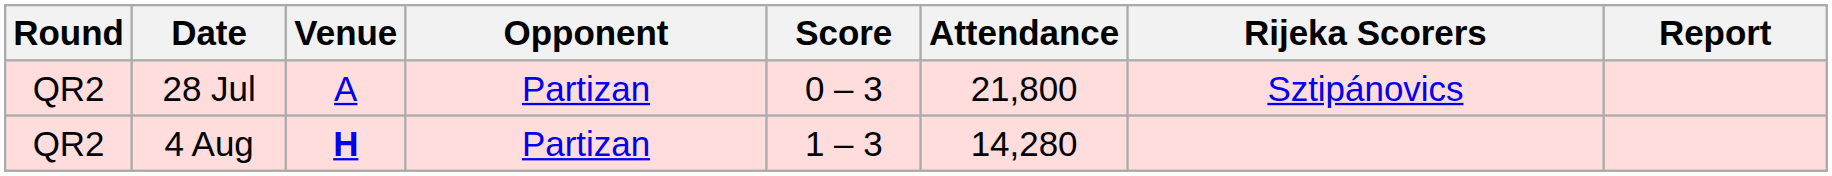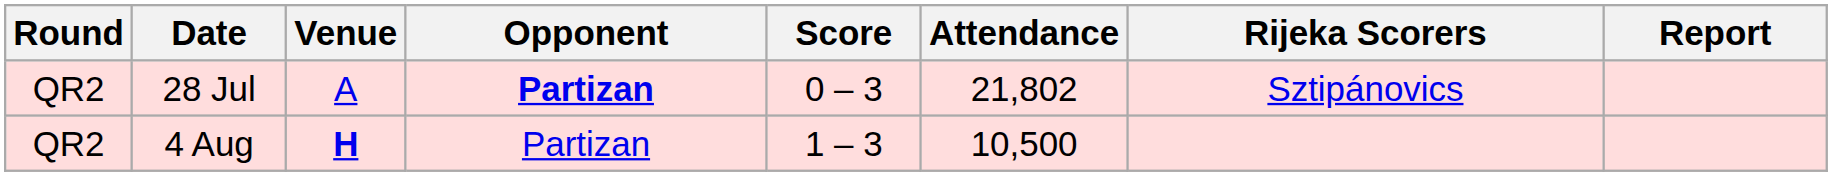(586, 88) normal -> (586, 88) bold
(1024, 88) 21,800 -> (1024, 88) 21,802
(1024, 144) 14,280 -> (1024, 144) 10,500
